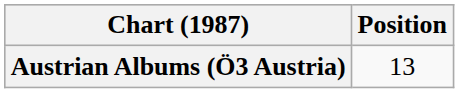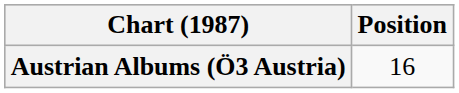(402, 66) 13 -> (402, 66) 16
